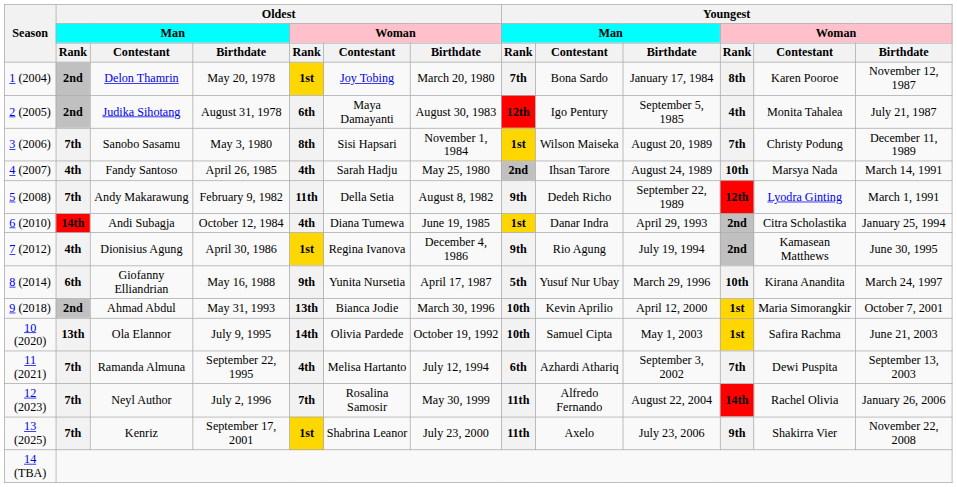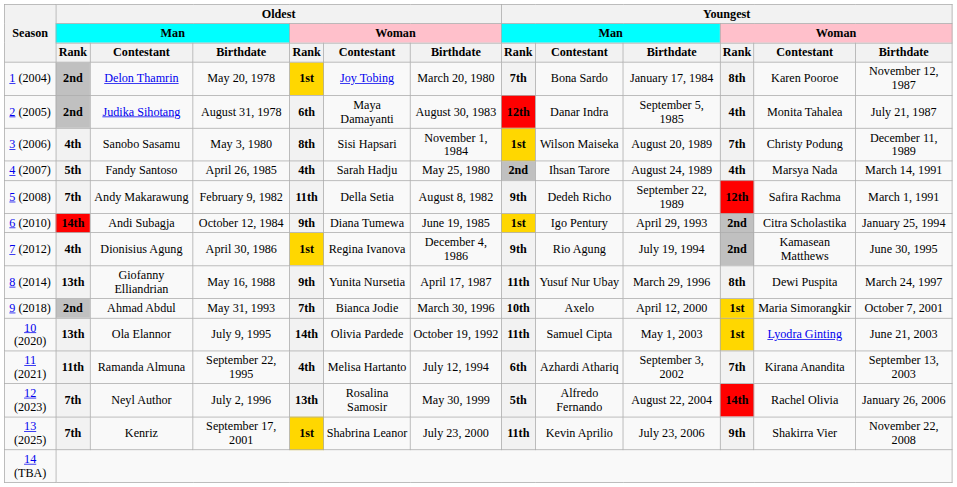(579, 111) Igo Pentury -> (579, 111) Danar Indra
(73, 144) 7th -> (73, 144) 4th
(73, 170) 4th -> (73, 170) 5th
(737, 170) 10th -> (737, 170) 4th
(805, 197) Lyodra Ginting -> (805, 197) Safira Rachma
(307, 223) 4th -> (307, 223) 9th
(579, 223) Danar Indra -> (579, 223) Igo Pentury
(73, 282) 6th -> (73, 282) 13th
(518, 282) 5th -> (518, 282) 11th
(737, 282) 10th -> (737, 282) 8th
(805, 282) Kirana Anandita -> (805, 282) Dewi Puspita
(307, 308) 13th -> (307, 308) 7th
(579, 308) Kevin Aprilio -> (579, 308) Axelo
(518, 334) 10th -> (518, 334) 11th
(805, 334) Safira Rachma -> (805, 334) Lyodra Ginting
(73, 367) 7th -> (73, 367) 11th
(805, 367) Dewi Puspita -> (805, 367) Kirana Anandita
(307, 400) 7th -> (307, 400) 13th
(518, 400) 11th -> (518, 400) 5th
(579, 433) Axelo -> (579, 433) Kevin Aprilio
